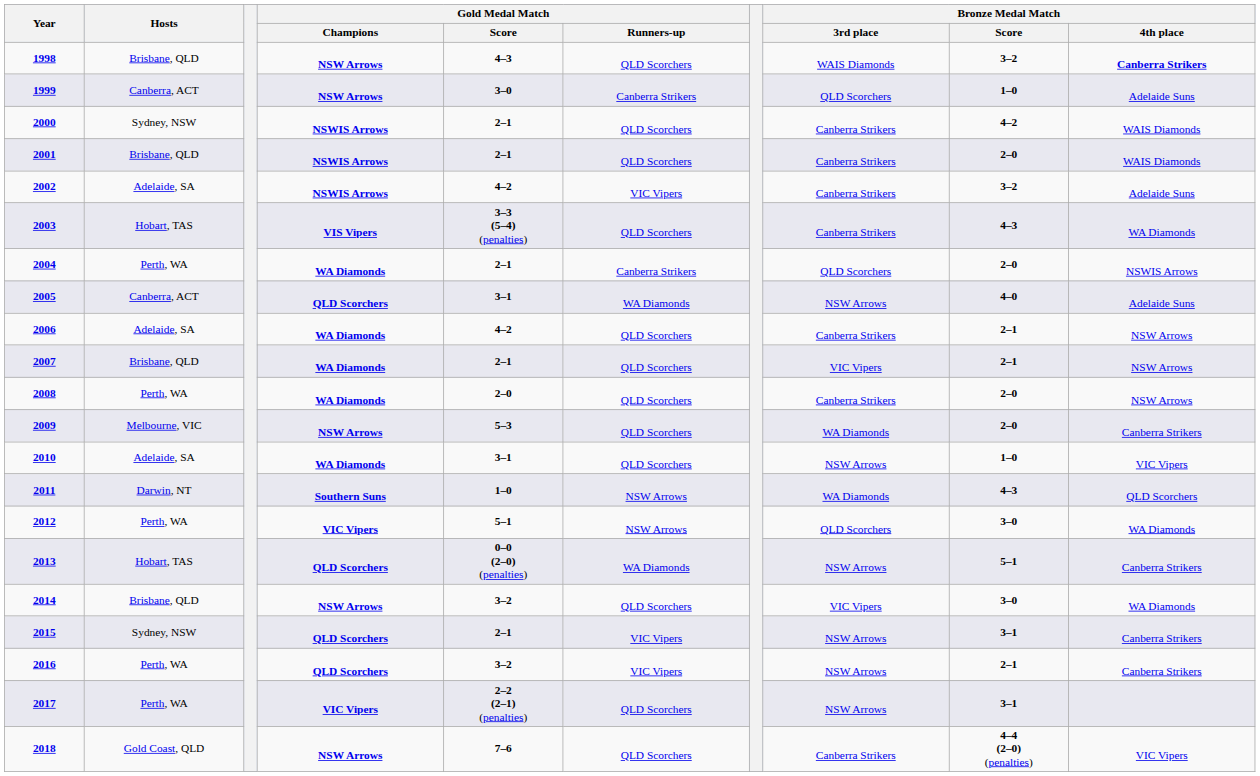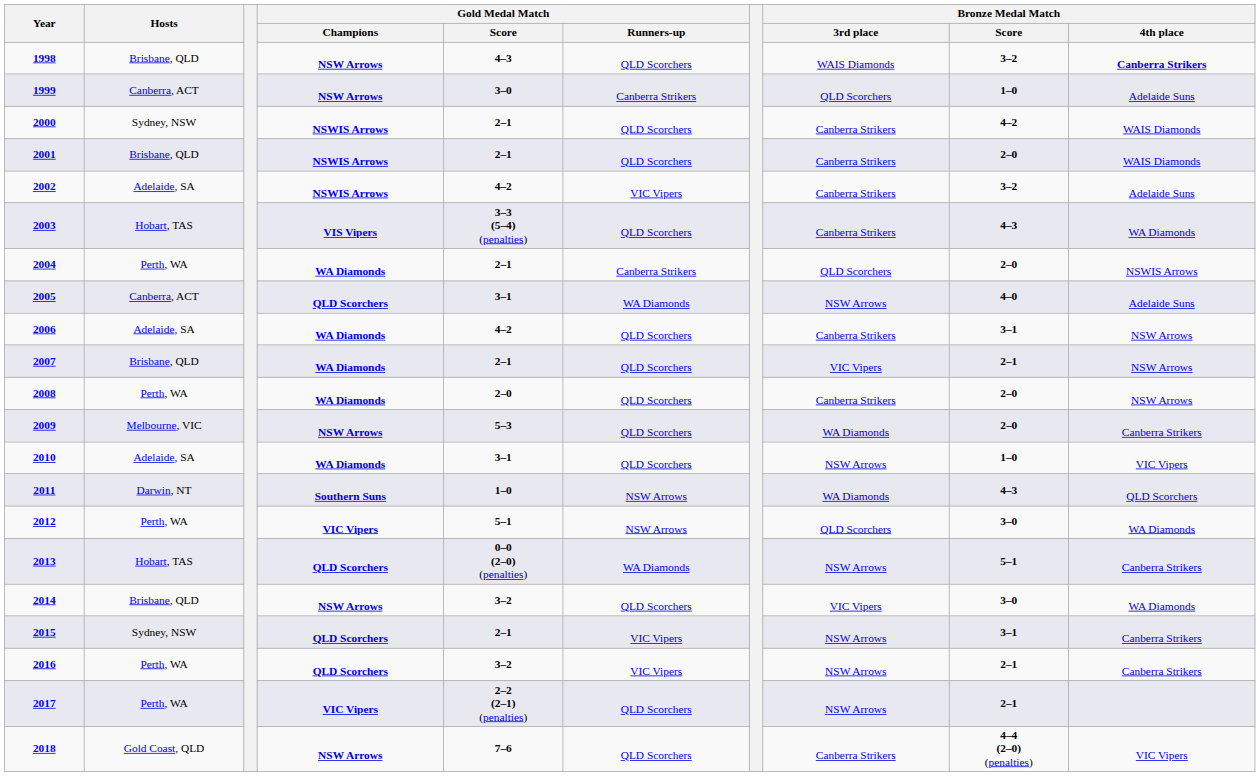(1009, 329) 2–1 -> (1009, 329) 3–1
(1009, 703) 3–1 -> (1009, 703) 2–1
